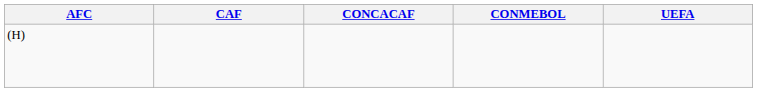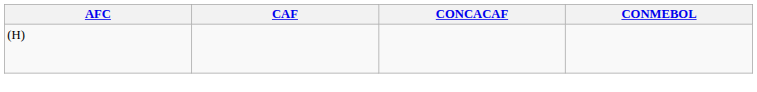- column: (678, 14)
